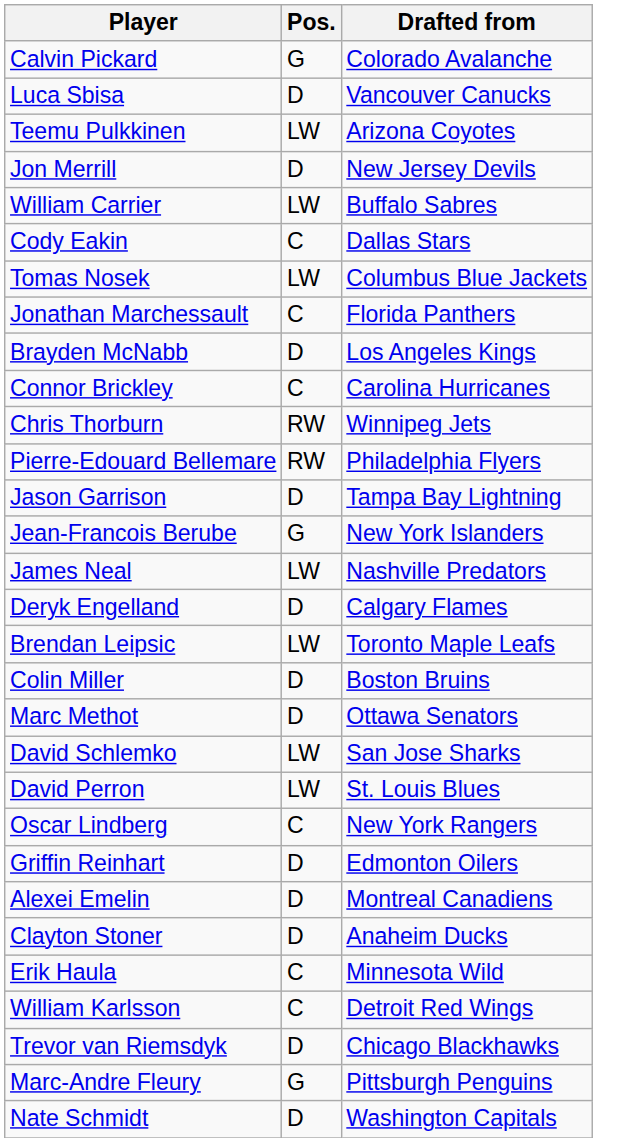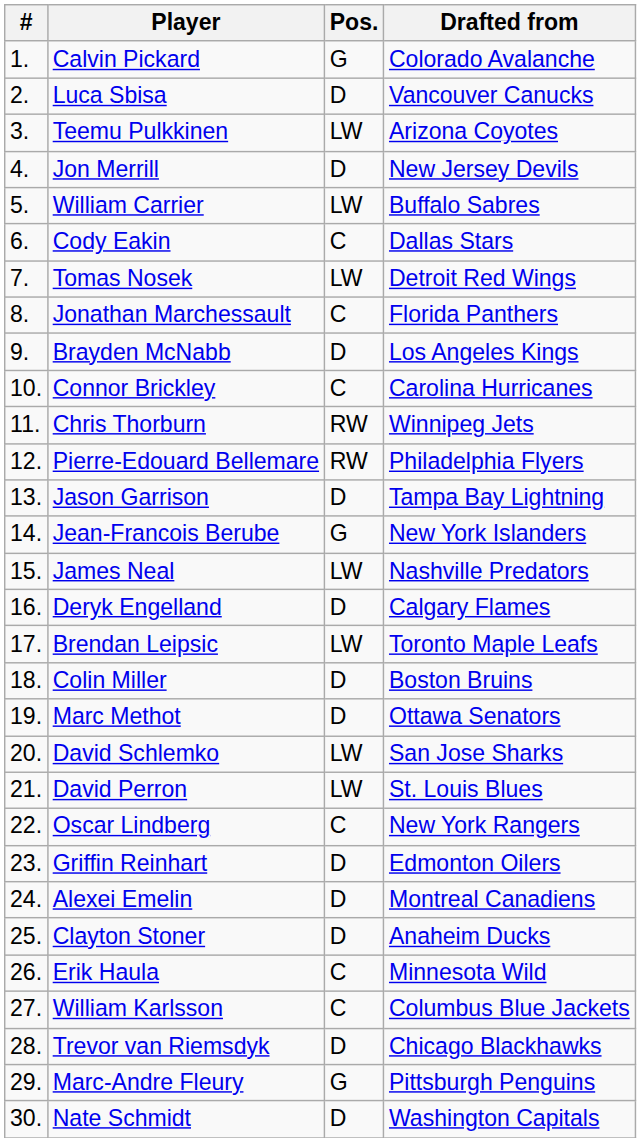+ column: (26, 22)
(467, 278) Columbus Blue Jackets -> (482, 278) Detroit Red Wings
(440, 1009) Detroit Red Wings -> (509, 1009) Columbus Blue Jackets
